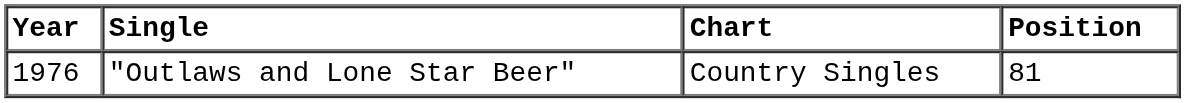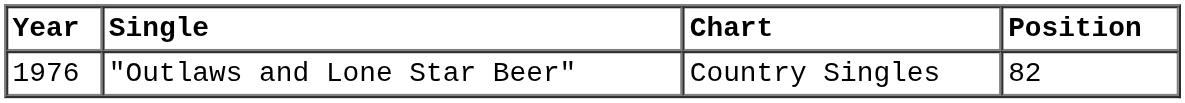(1025, 74) 81 -> (1025, 74) 82
